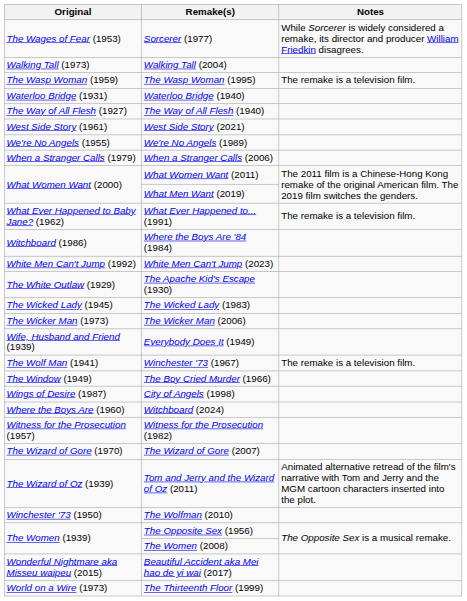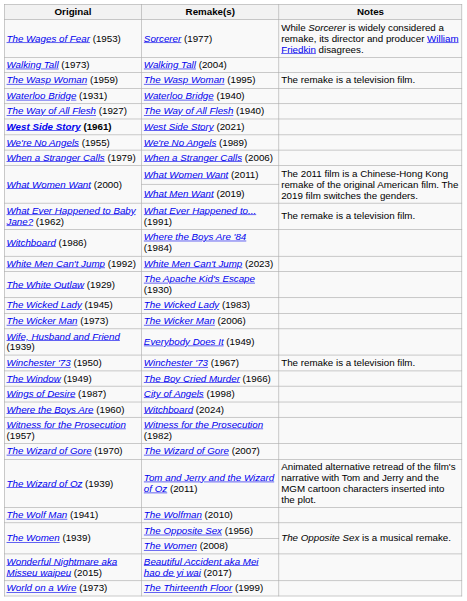(57, 127) normal -> (59, 127) bold
(52, 363) The Wolf Man (1941) -> (54, 363) Winchester '73 (1950)
(54, 515) Winchester '73 (1950) -> (52, 515) The Wolf Man (1941)
